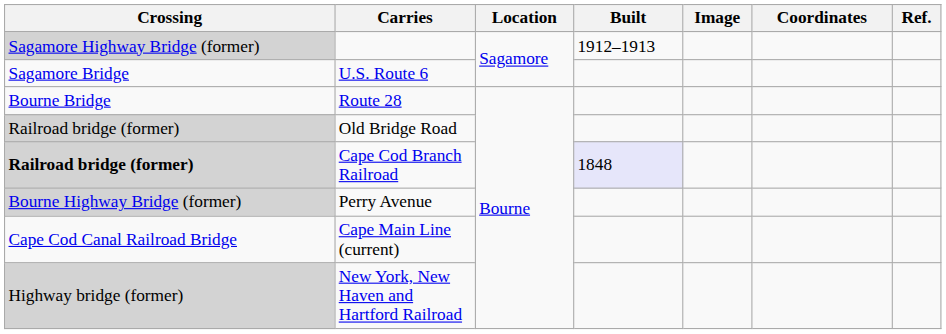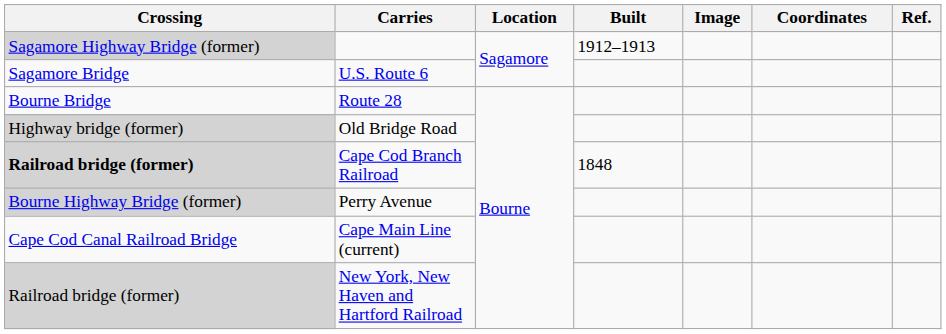(94, 127) Railroad bridge (former) -> (96, 127) Highway bridge (former)
(595, 164) lavender background -> (595, 164) no background
(96, 295) Highway bridge (former) -> (94, 295) Railroad bridge (former)
